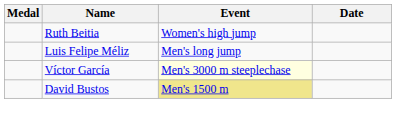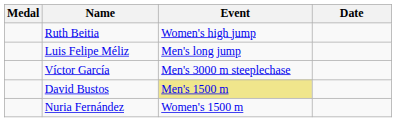(226, 70) lightyellow background -> (226, 70) no background
+ row: (84, 107)
